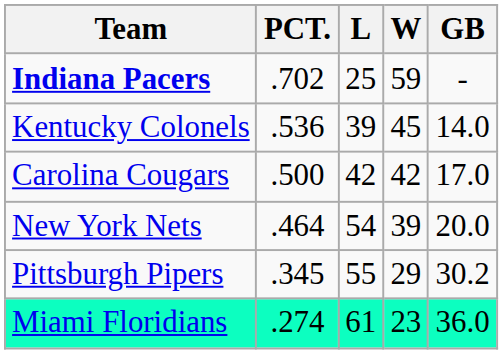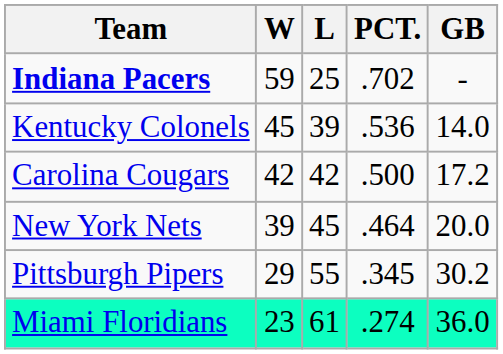columns swapped: (406, 28) <-> (297, 28)
(463, 175) 17.0 -> (463, 175) 17.2
(361, 224) 54 -> (324, 224) 45
